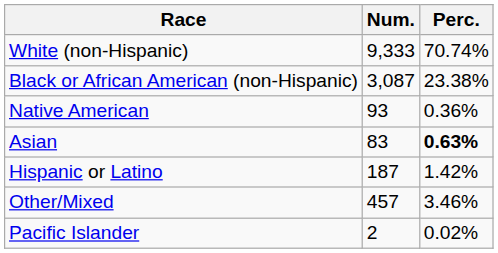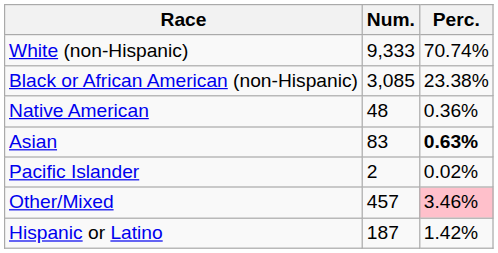(391, 80) 3,087 -> (391, 80) 3,085
(377, 111) 93 -> (377, 111) 48
rows swapped: (74, 232) <-> (86, 171)
(451, 202) no background -> (451, 202) pink background
